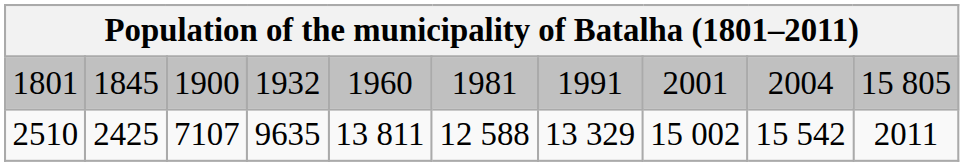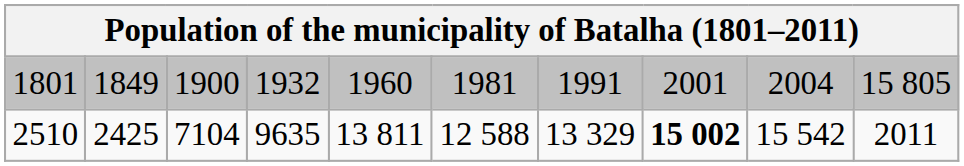(126, 82) 1845 -> (126, 82) 1849
(207, 134) 7107 -> (207, 134) 7104
(695, 134) normal -> (695, 134) bold
